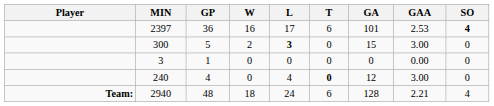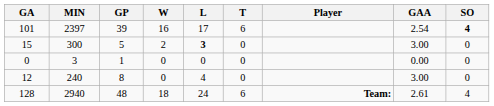columns swapped: (70, 12) <-> (371, 12)
(208, 28) 36 -> (122, 28) 39
(420, 28) 2.53 -> (420, 28) 2.54
(208, 77) 4 -> (122, 77) 8
(329, 77) bold -> (243, 77) normal
(420, 93) 2.21 -> (420, 93) 2.61
